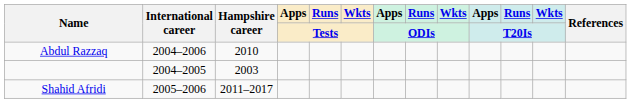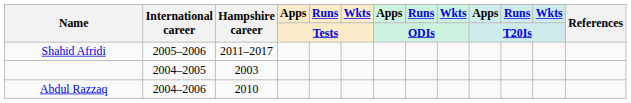rows swapped: (74, 51) <-> (74, 88)
